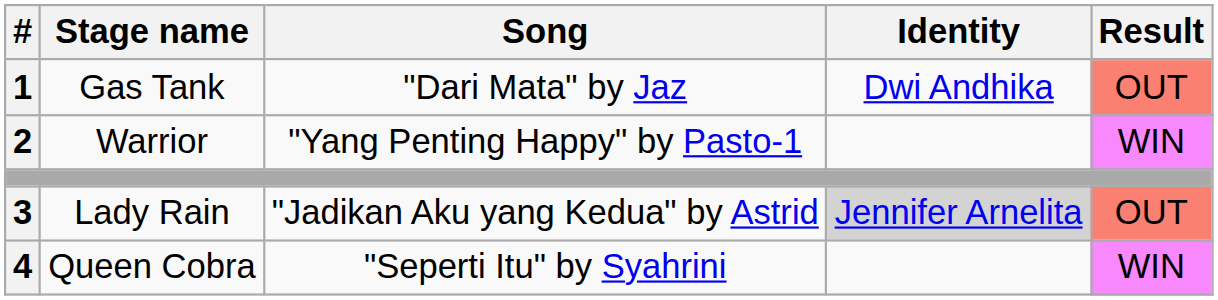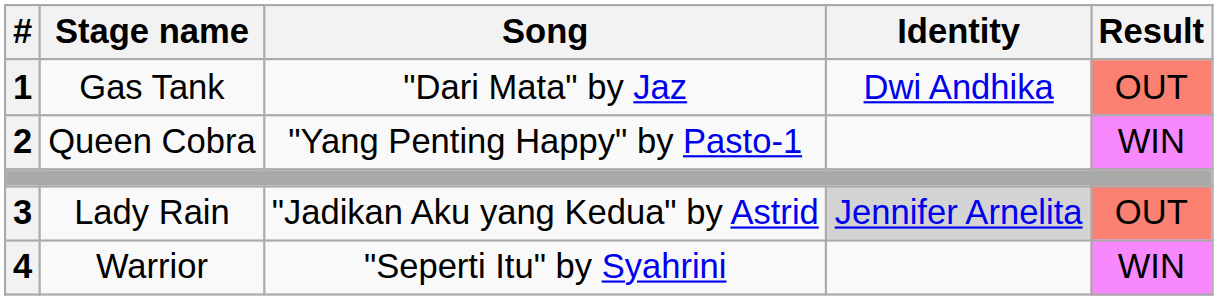(152, 141) Warrior -> (152, 141) Queen Cobra
(152, 267) Queen Cobra -> (152, 267) Warrior
